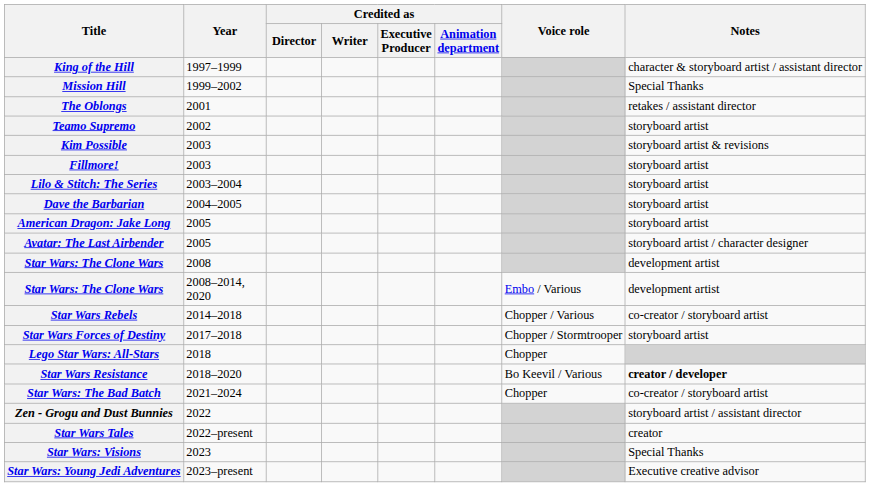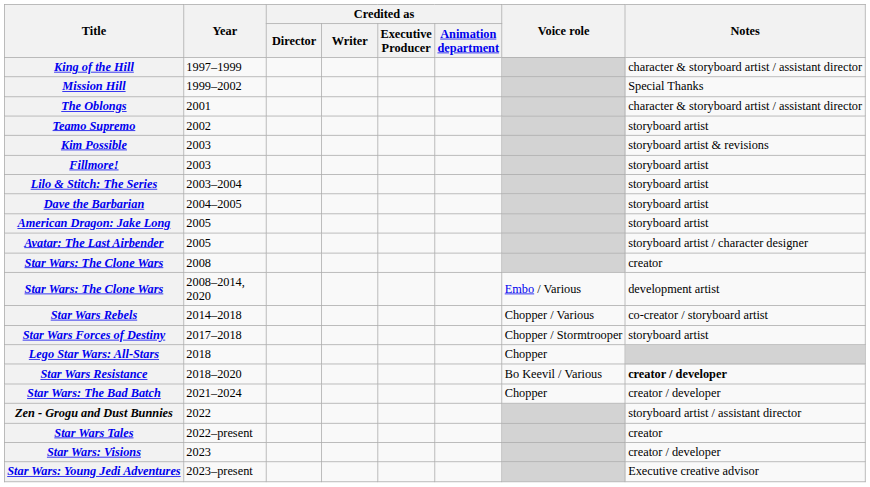(692, 106) retakes / assistant director -> (745, 106) character & storyboard artist / assistant director
(674, 262) development artist -> (645, 262) creator
(698, 393) co-creator / storyboard artist -> (674, 393) creator / developer
(666, 452) Special Thanks -> (674, 452) creator / developer
